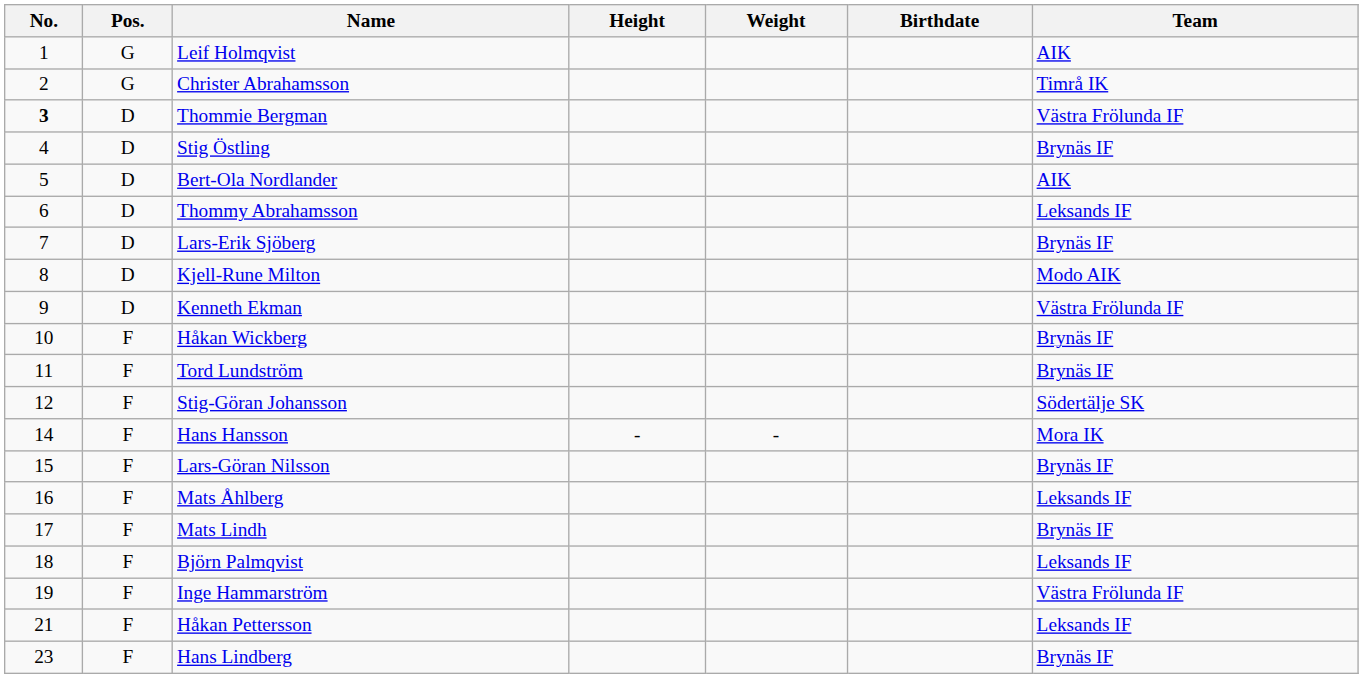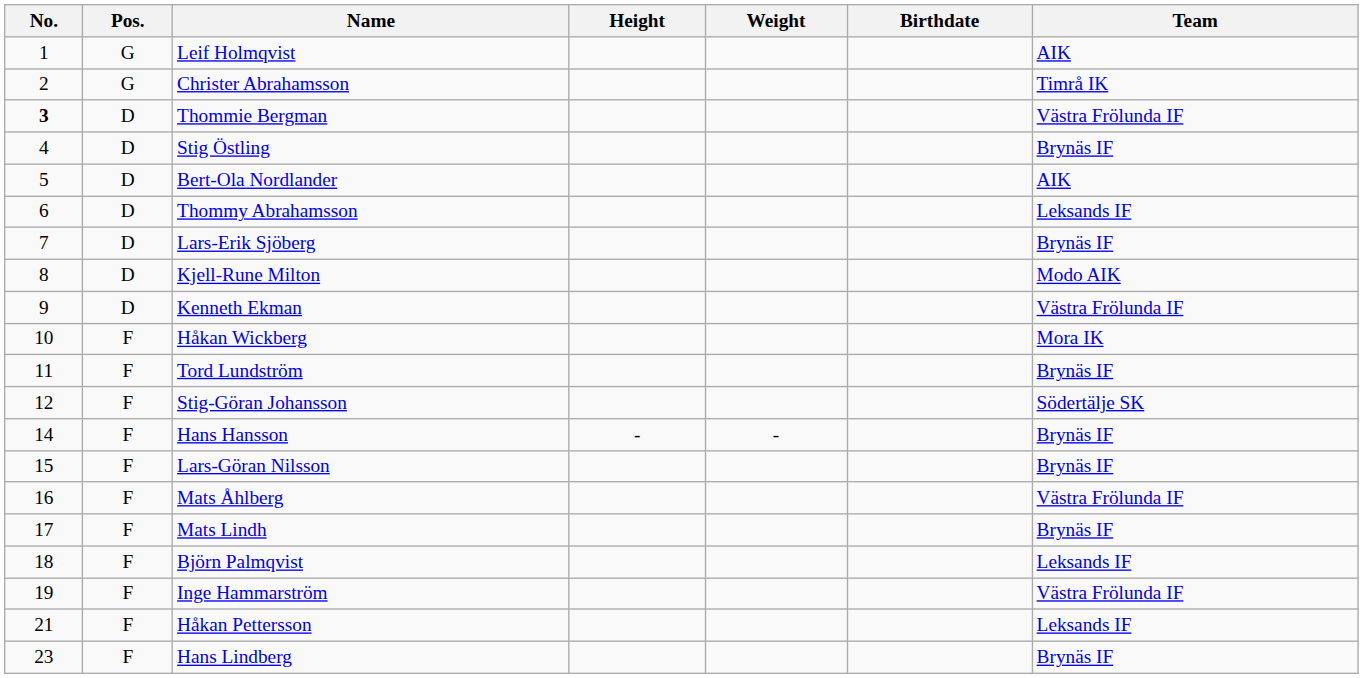(1075, 339) Brynäs IF -> (1070, 339) Mora IK
(1070, 434) Mora IK -> (1075, 434) Brynäs IF
(1084, 498) Leksands IF -> (1110, 498) Västra Frölunda IF
